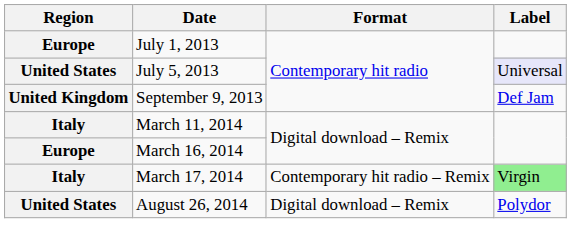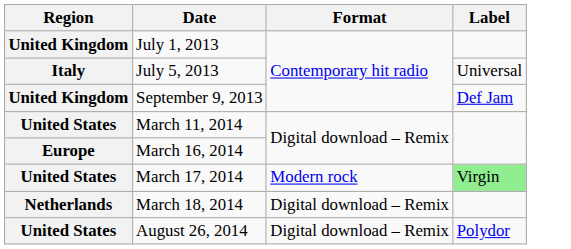(68, 44) Europe -> (68, 44) United Kingdom
(68, 71) United States -> (68, 71) Italy
(530, 71) lavender background -> (489, 71) no background
(68, 124) Italy -> (68, 124) United States
(68, 177) Italy -> (68, 177) United States
(380, 177) Contemporary hit radio – Remix -> (314, 177) Modern rock
+ row: (190, 204)
